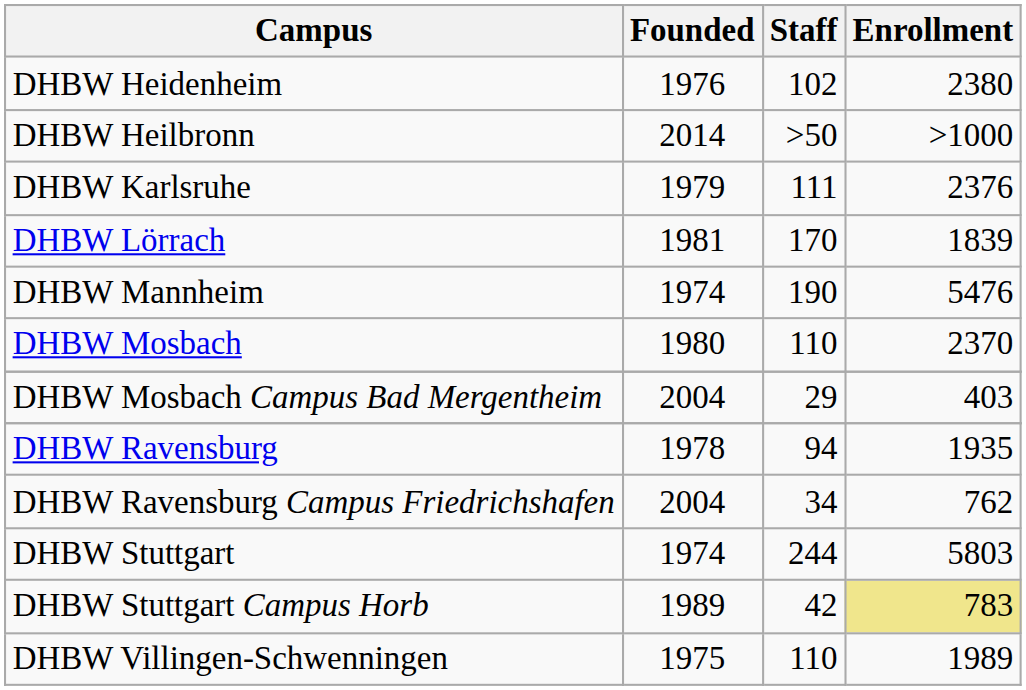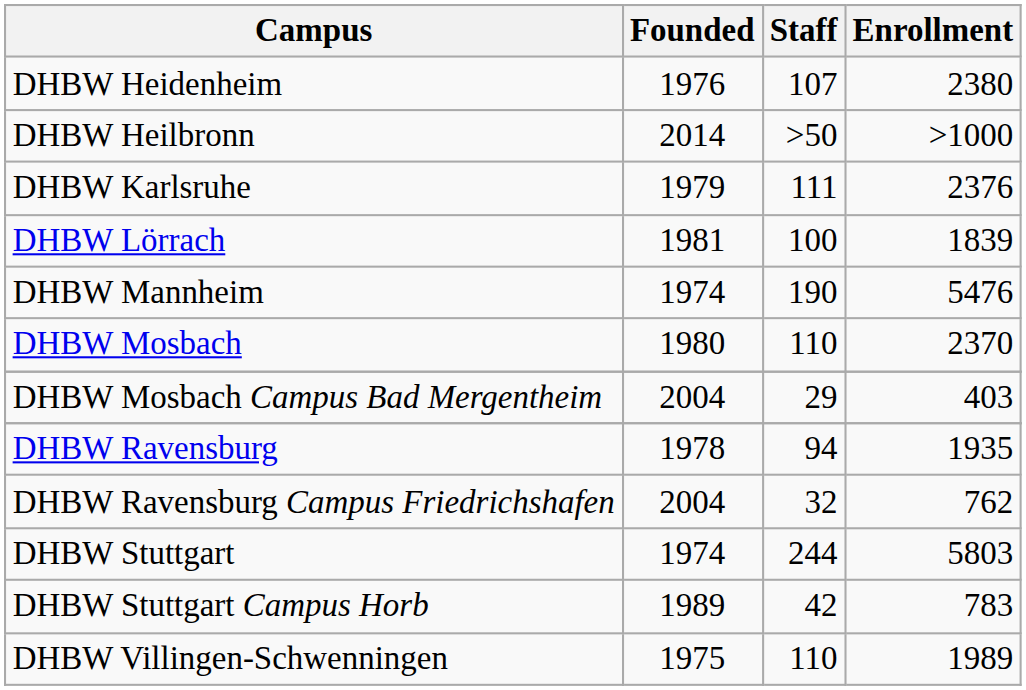(813, 82) 102 -> (813, 82) 107
(813, 239) 170 -> (813, 239) 100
(821, 501) 34 -> (821, 501) 32
(988, 605) khaki background -> (988, 605) no background
